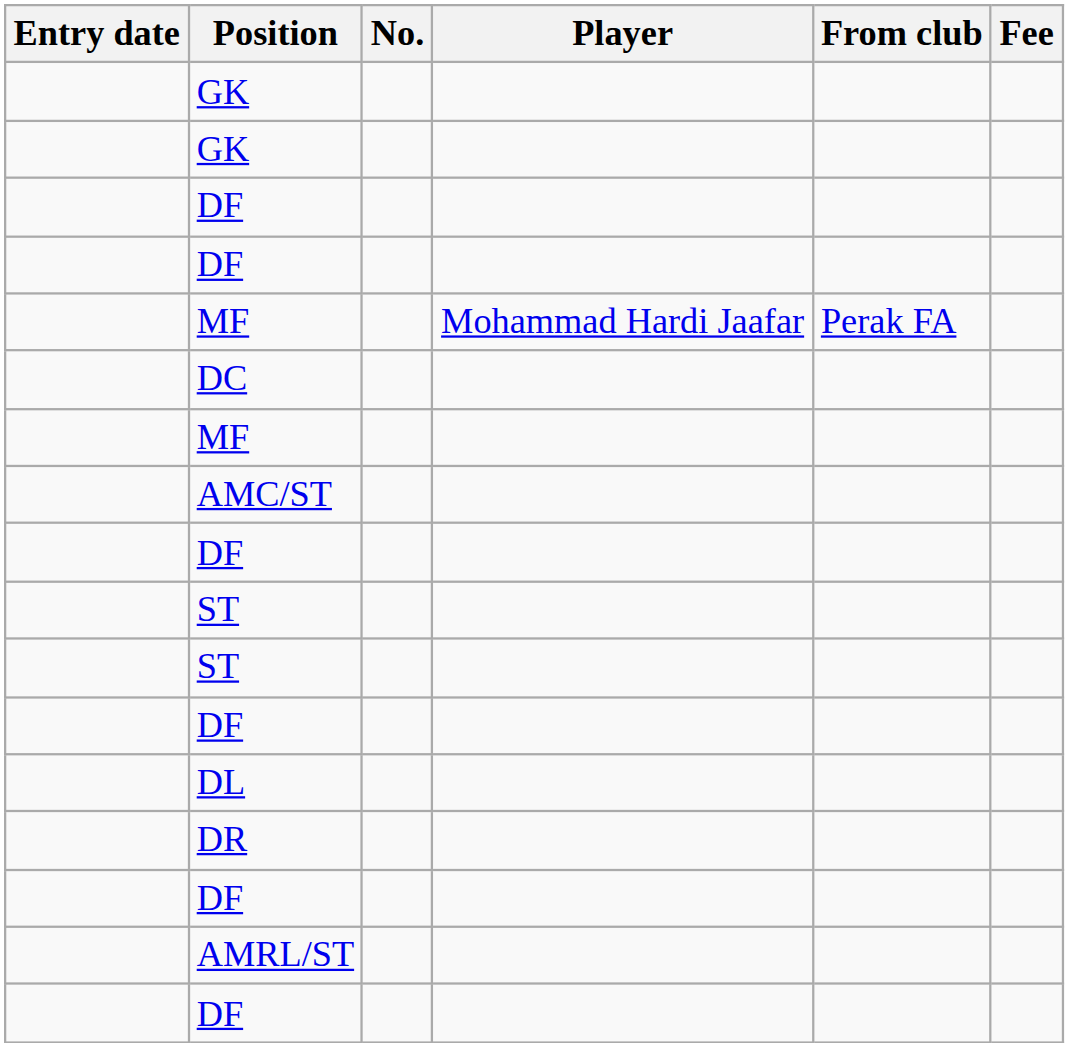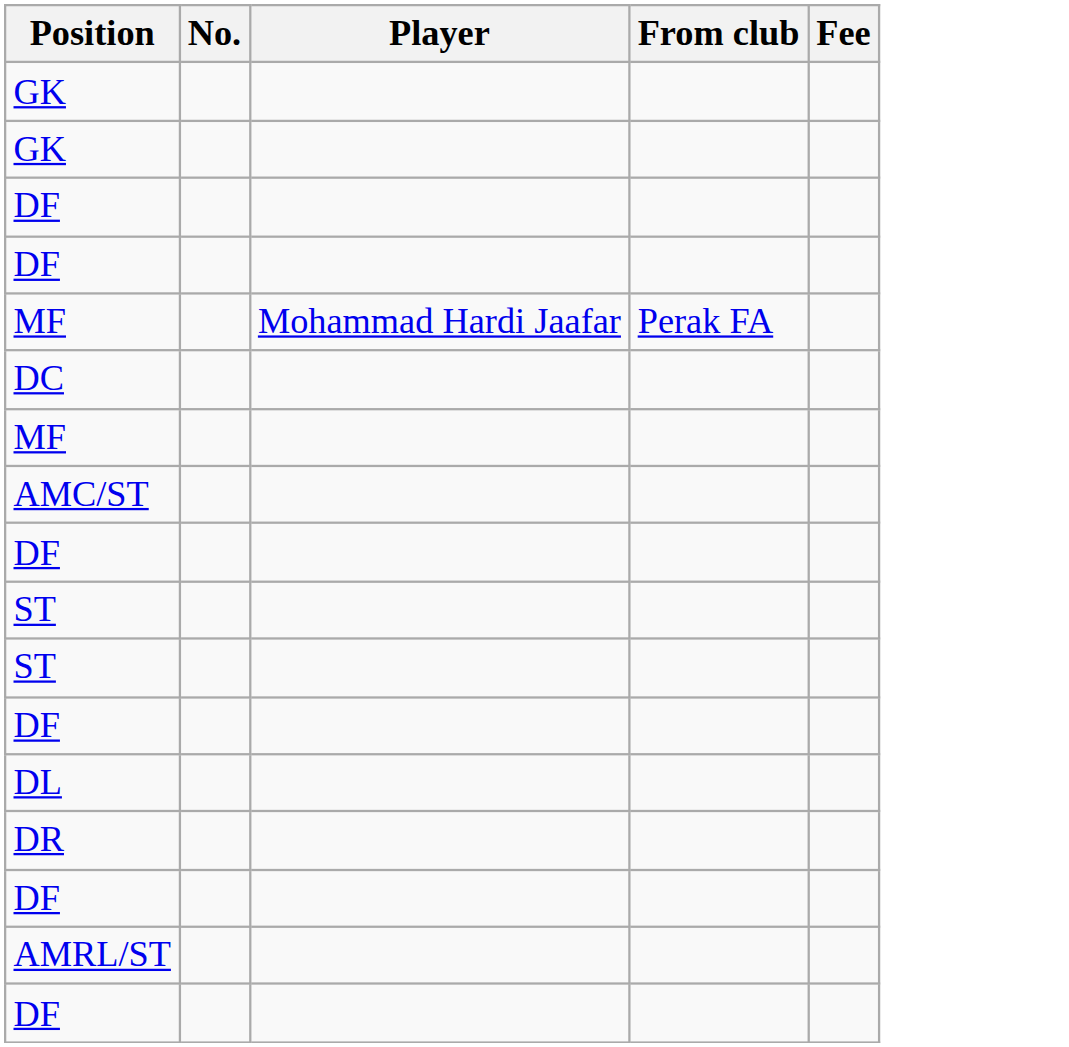- column: (97, 33)
